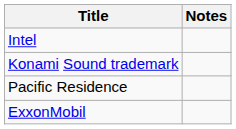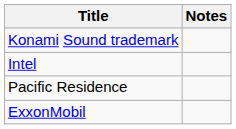rows swapped: (93, 64) <-> (22, 40)
